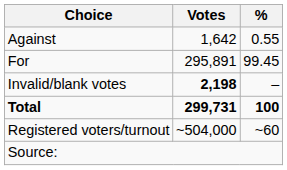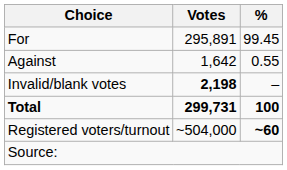rows swapped: (19, 61) <-> (32, 38)
(267, 130) normal -> (267, 130) bold
